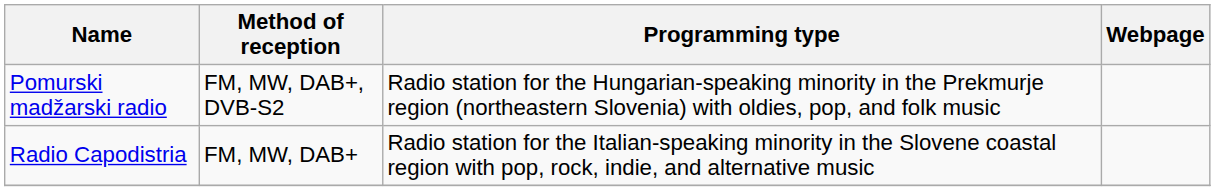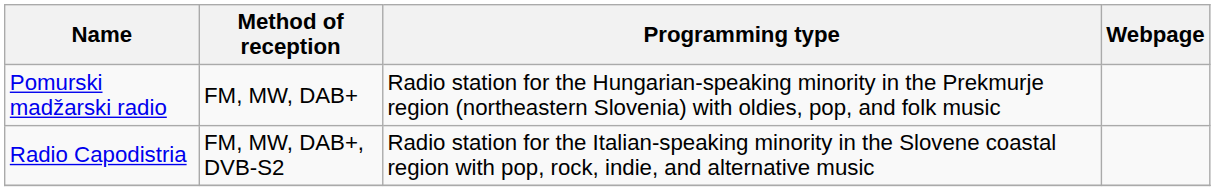(284, 94) FM, MW, DAB+, DVB-S2 -> (281, 94) FM, MW, DAB+
(281, 155) FM, MW, DAB+ -> (284, 155) FM, MW, DAB+, DVB-S2
